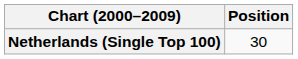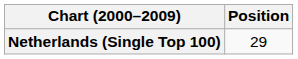(259, 41) 30 -> (259, 41) 29
